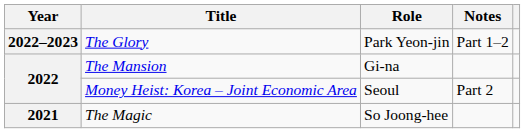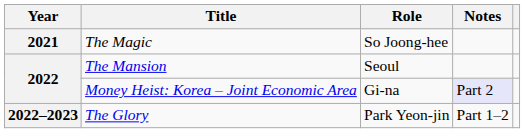rows swapped: (118, 115) <-> (117, 41)
(382, 66) Gi-na -> (382, 66) Seoul
(382, 90) Seoul -> (382, 90) Gi-na
(475, 90) no background -> (475, 90) lavender background
